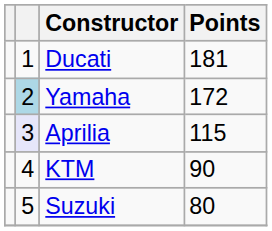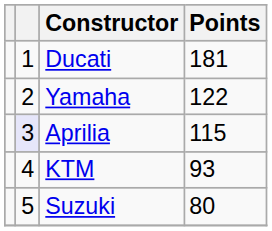(28, 96) lightblue background -> (28, 96) no background
(209, 96) 172 -> (209, 96) 122
(202, 169) 90 -> (202, 169) 93
